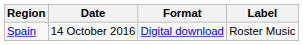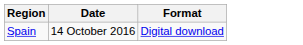- column: (262, 13)
